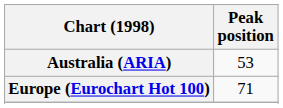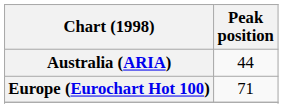(246, 62) 53 -> (246, 62) 44
